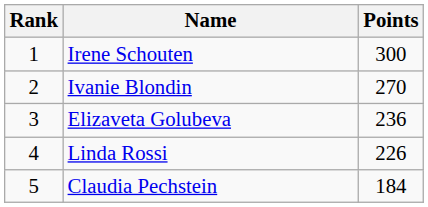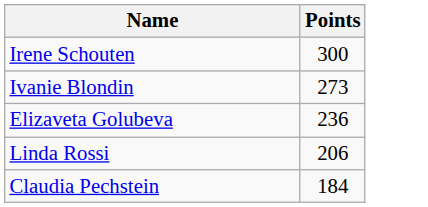- column: (34, 20)
(391, 86) 270 -> (333, 86) 273
(391, 152) 226 -> (333, 152) 206
